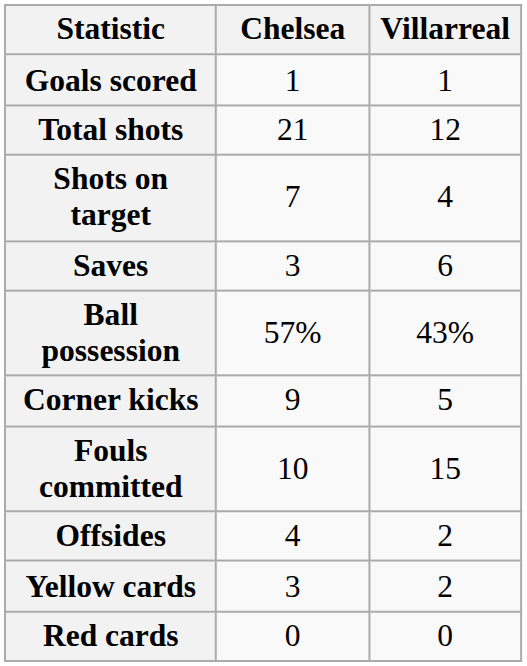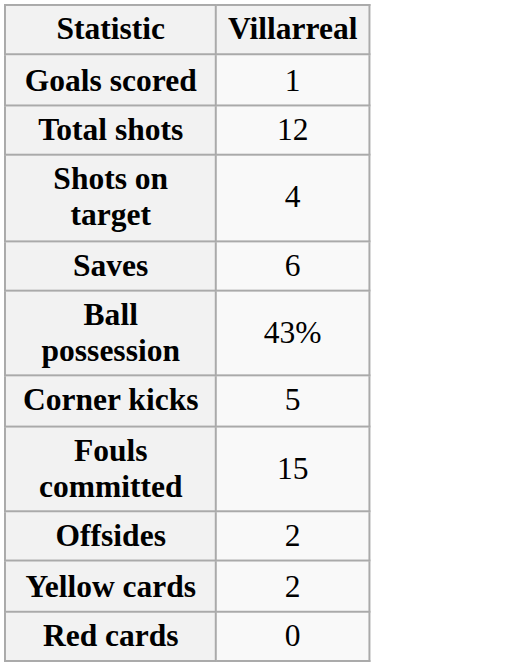- column: (293, 29)
